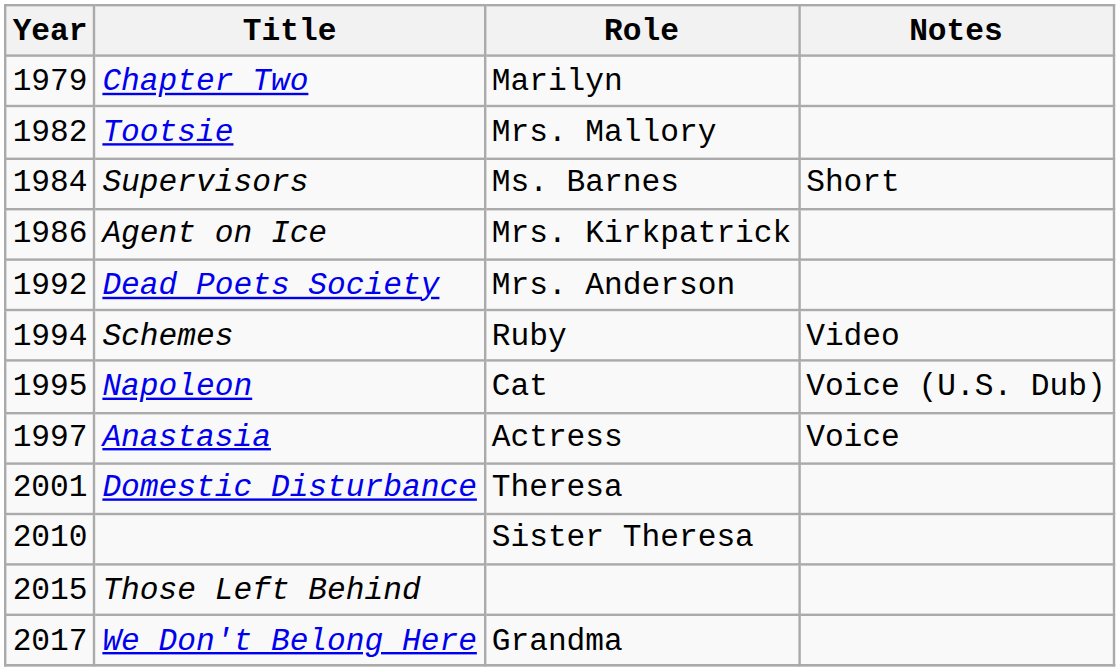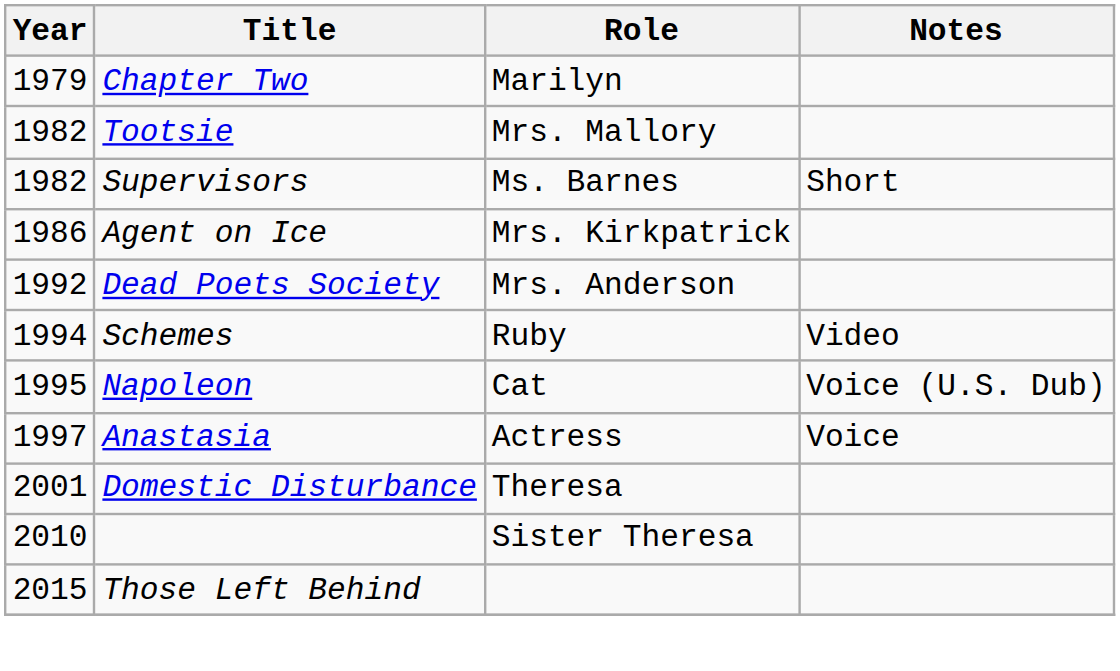(50, 183) 1984 -> (50, 183) 1982
- row: (290, 641)
